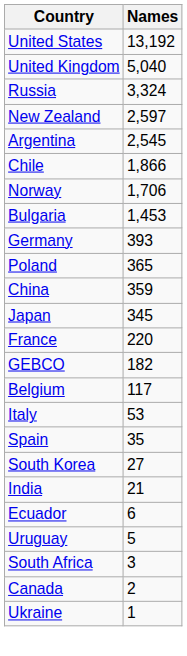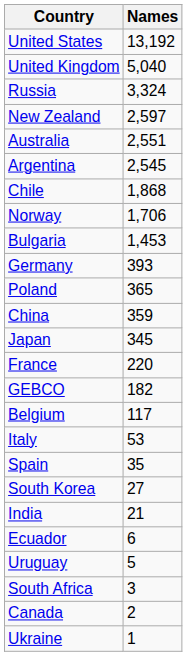+ row: (39, 141)
(147, 166) 1,866 -> (147, 191) 1,868
